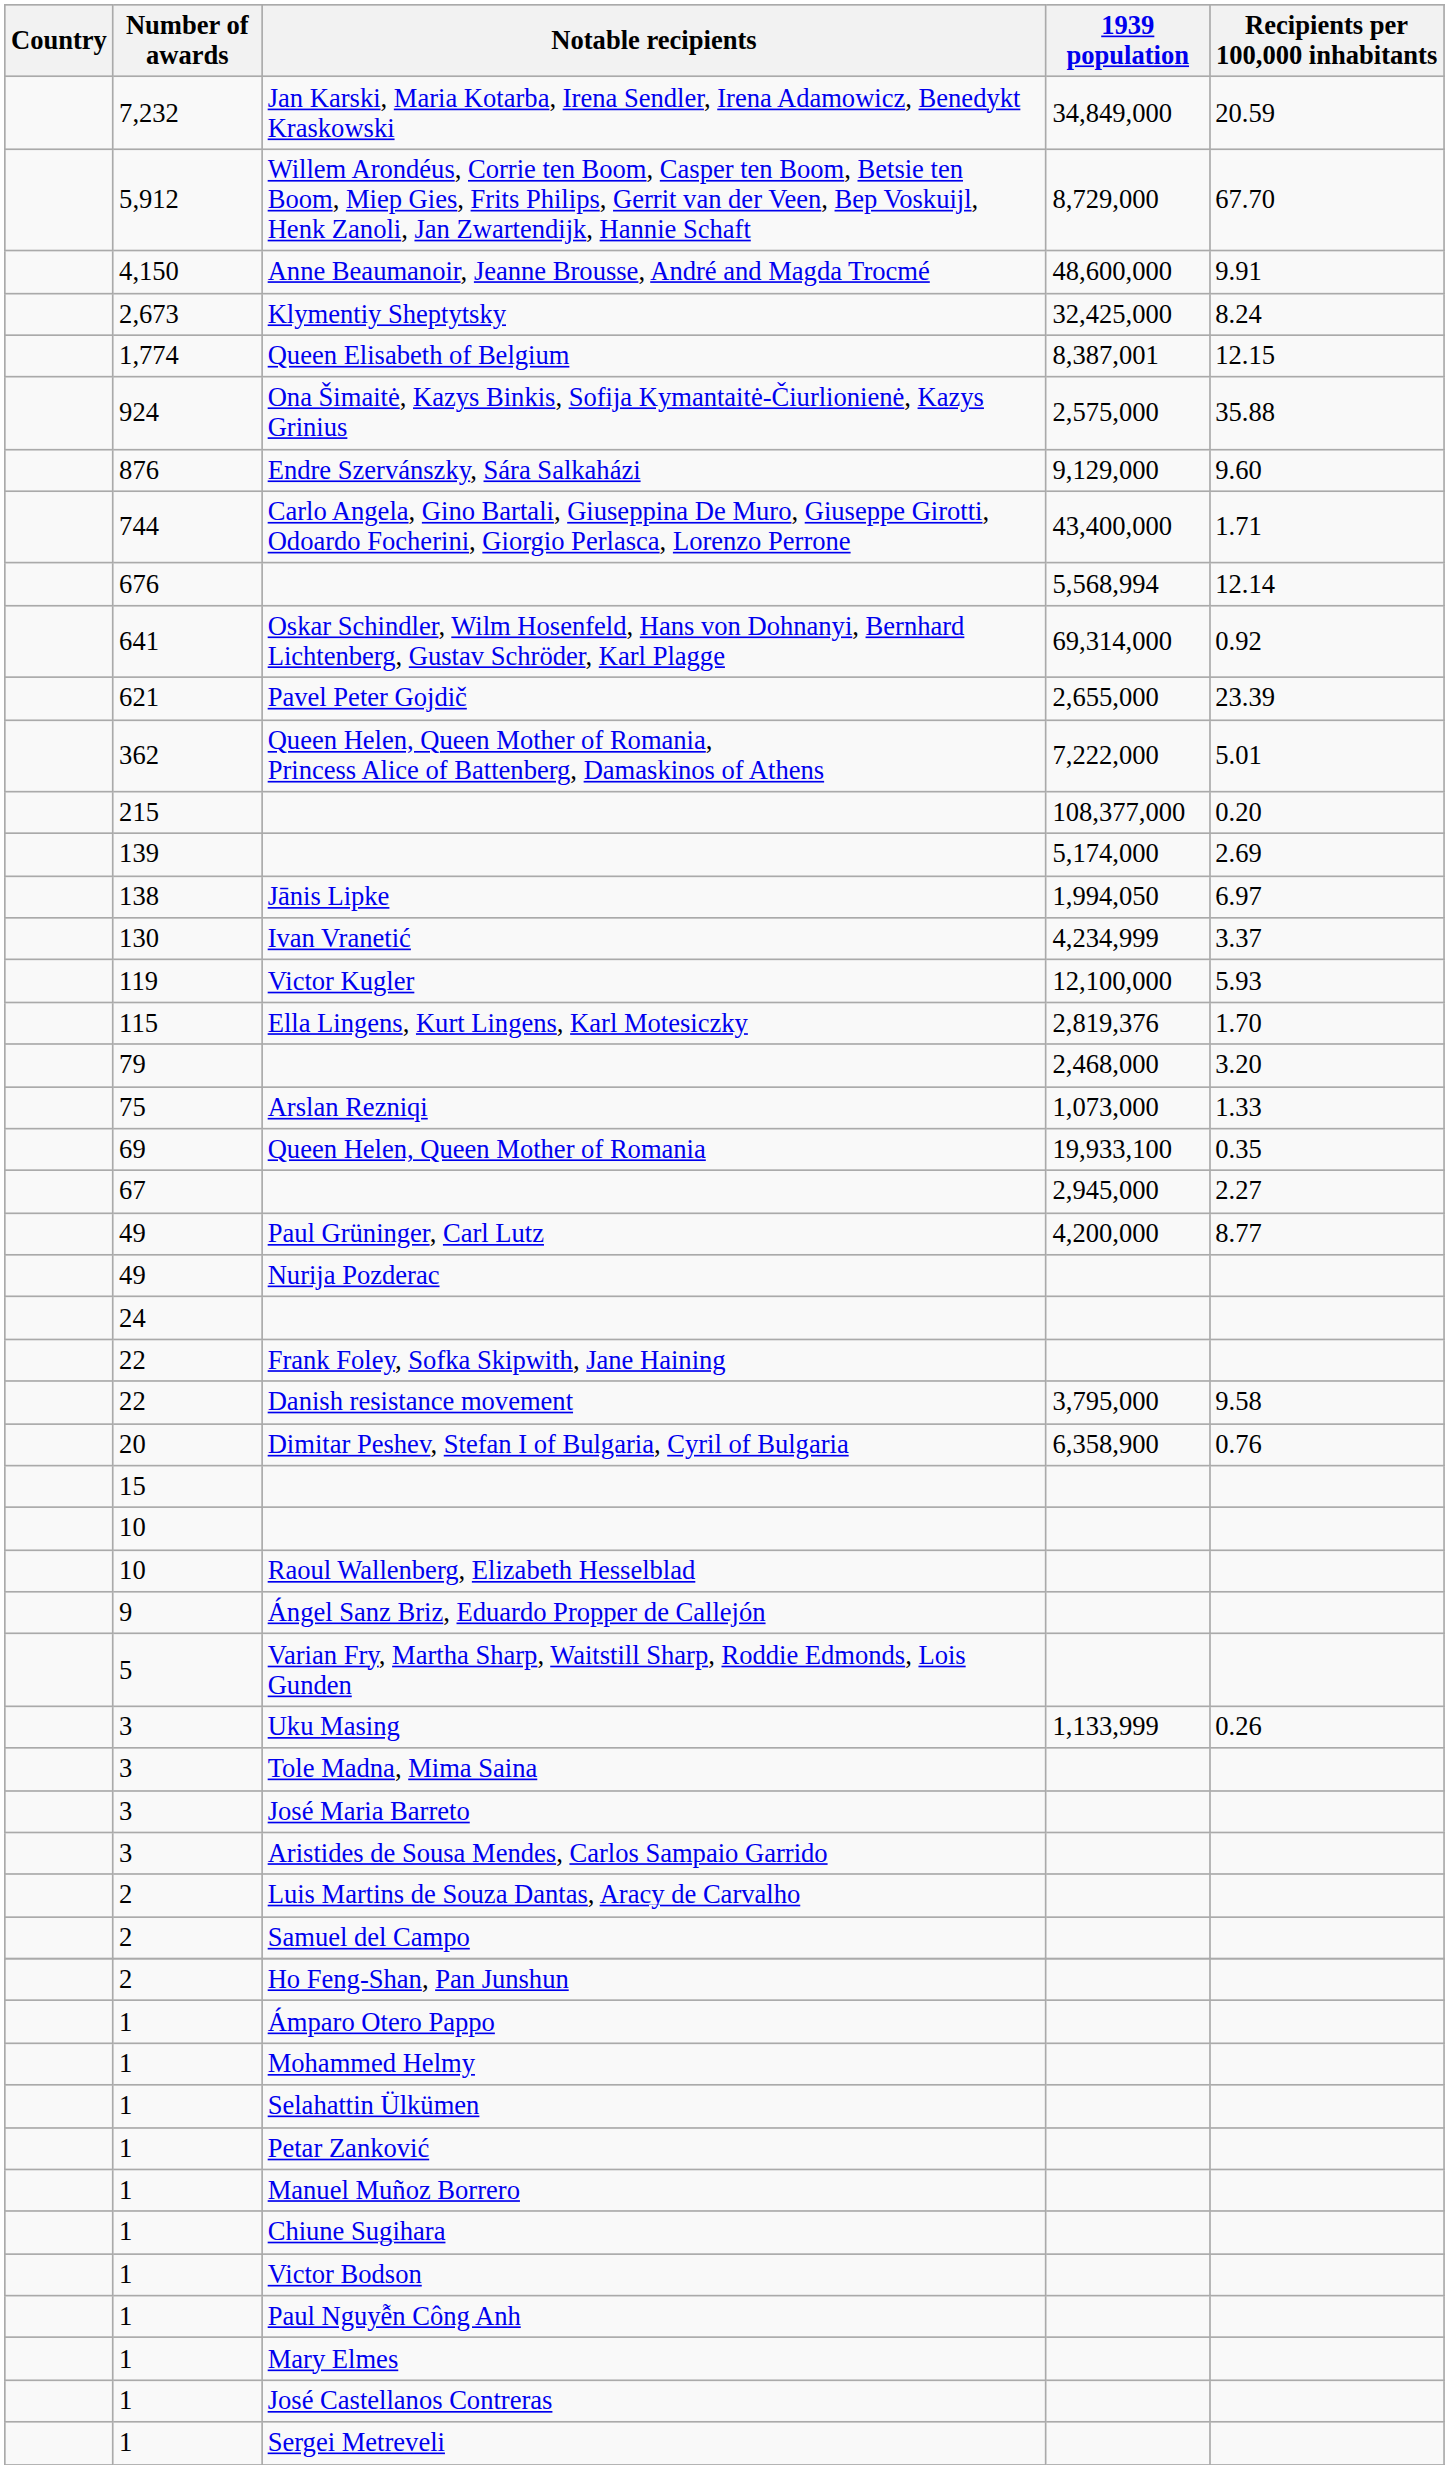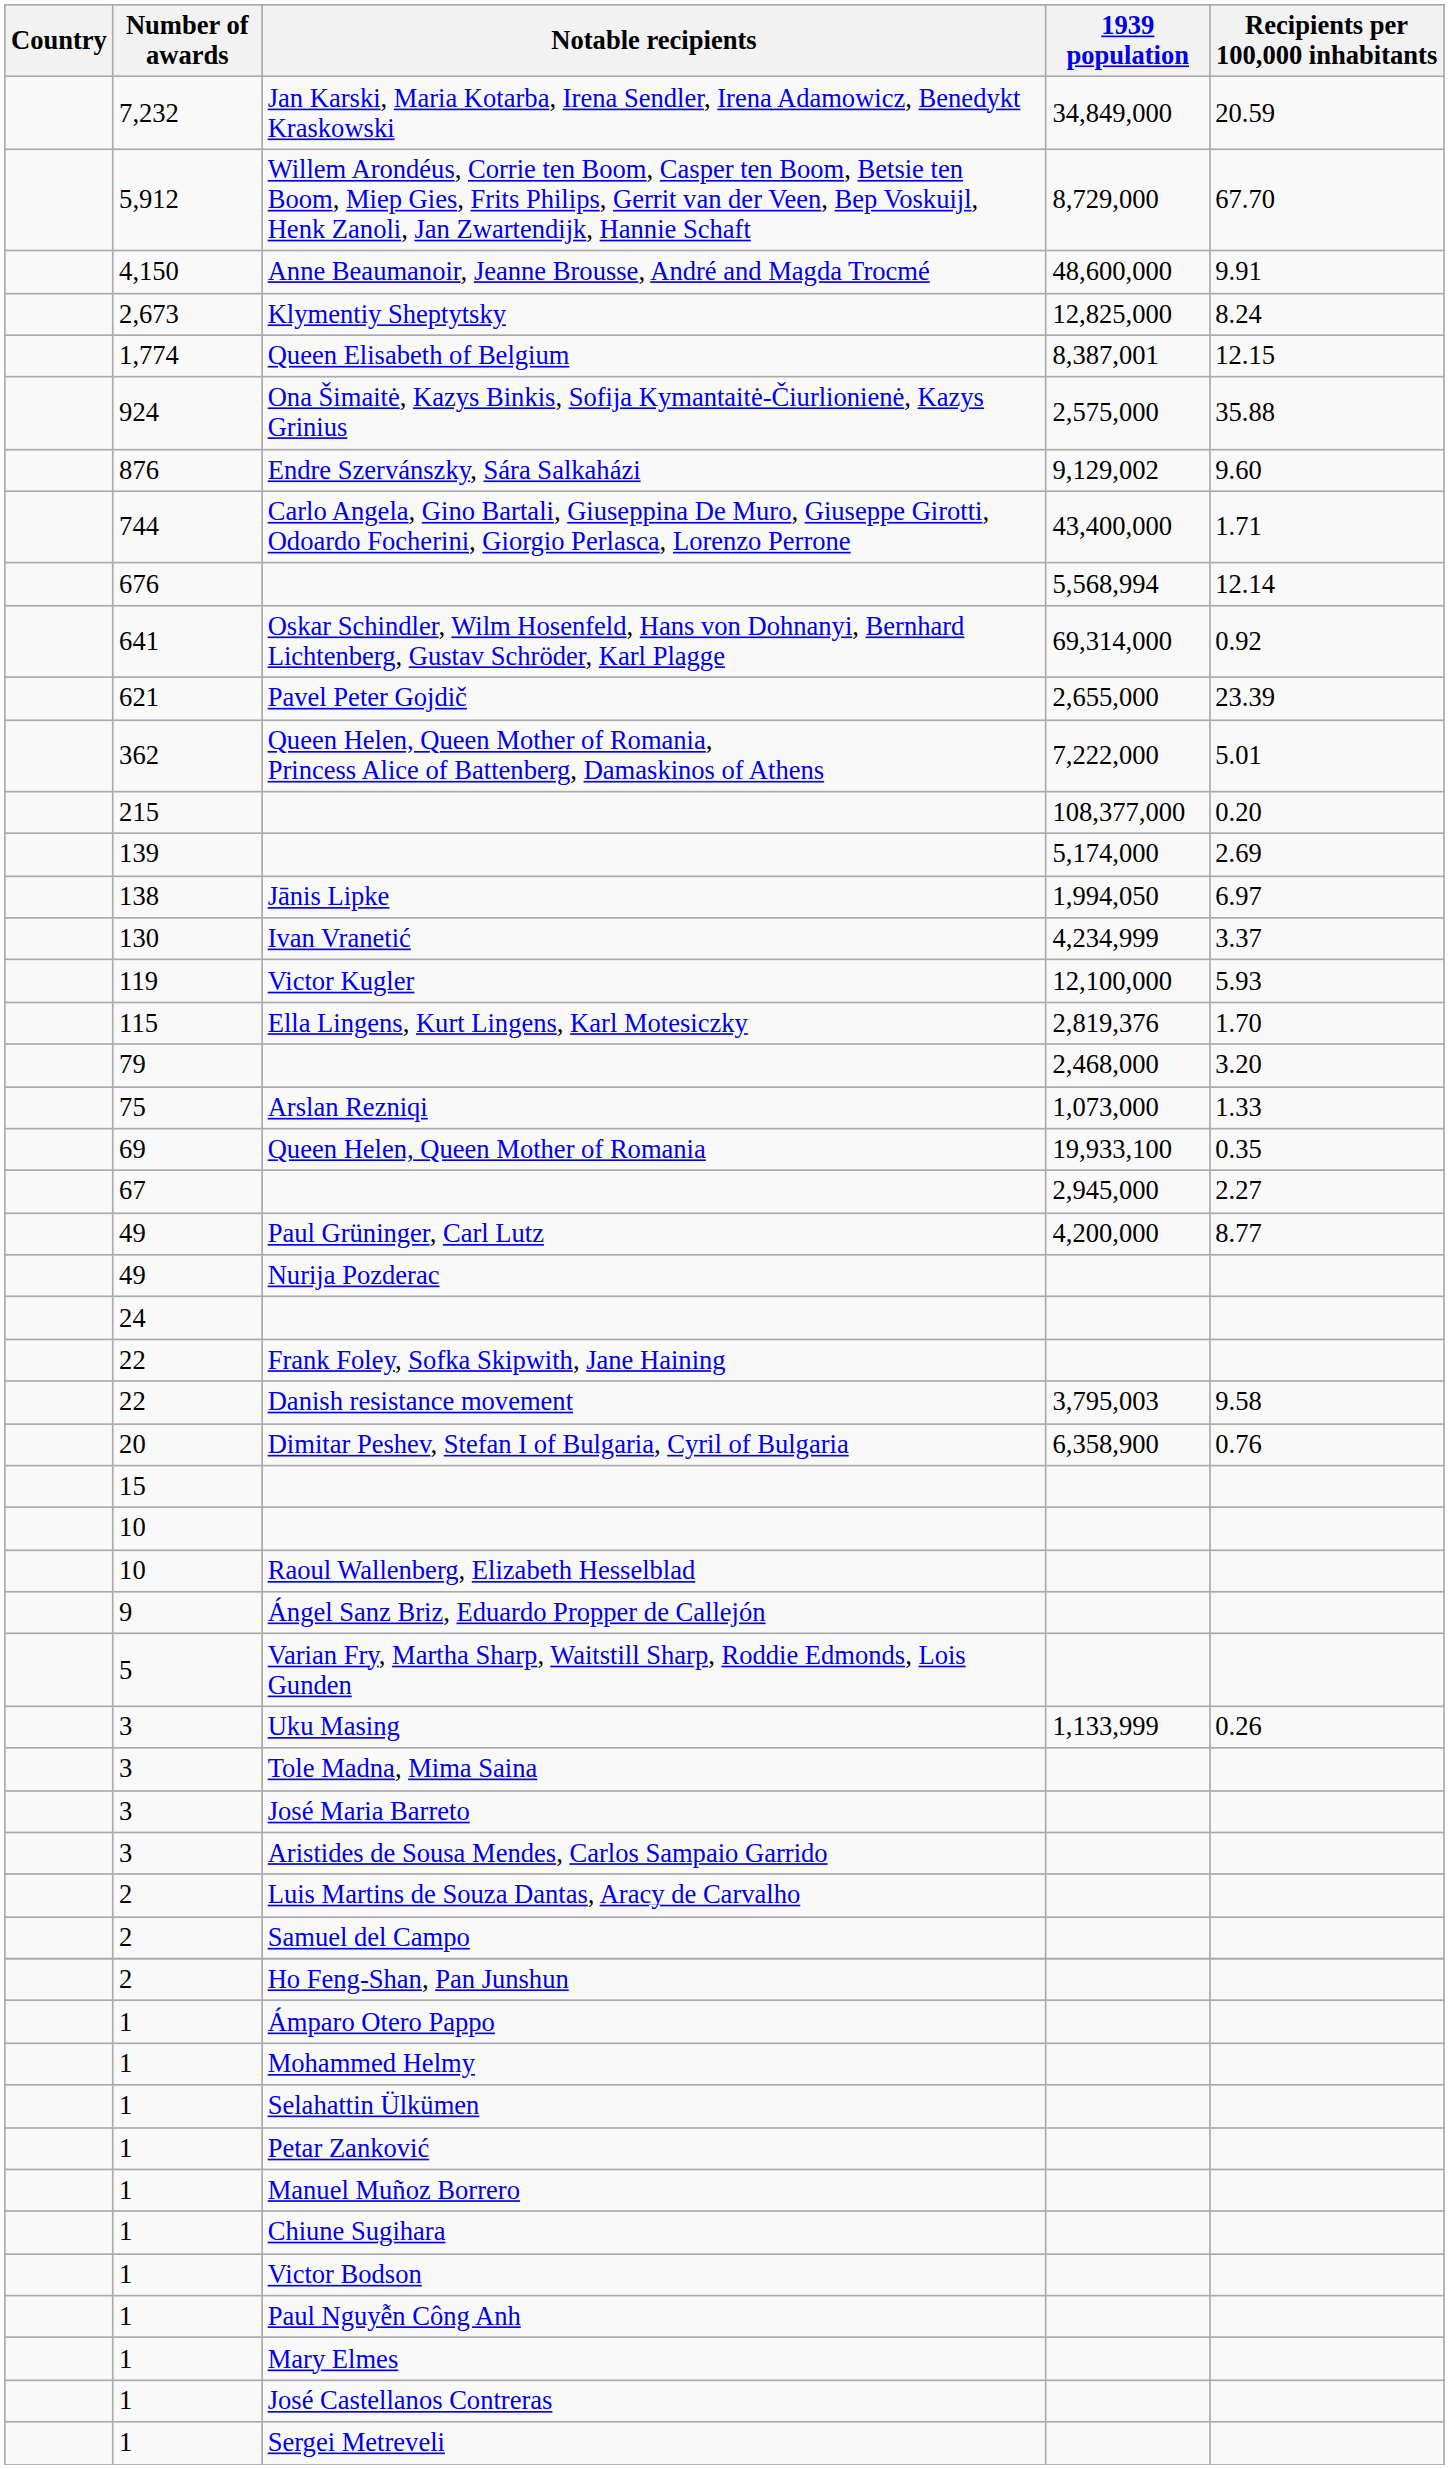(1112, 313) 32,425,000 -> (1112, 313) 12,825,000
(1106, 469) 9,129,000 -> (1106, 469) 9,129,002
(1106, 1401) 3,795,000 -> (1106, 1401) 3,795,003
